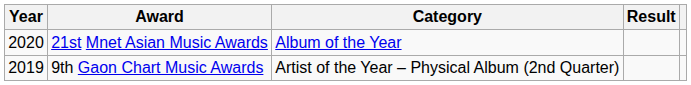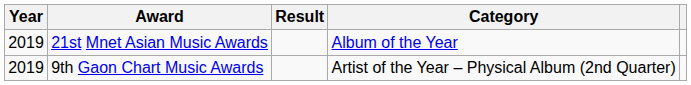columns swapped: (447, 17) <-> (651, 17)
(26, 42) 2020 -> (26, 42) 2019
